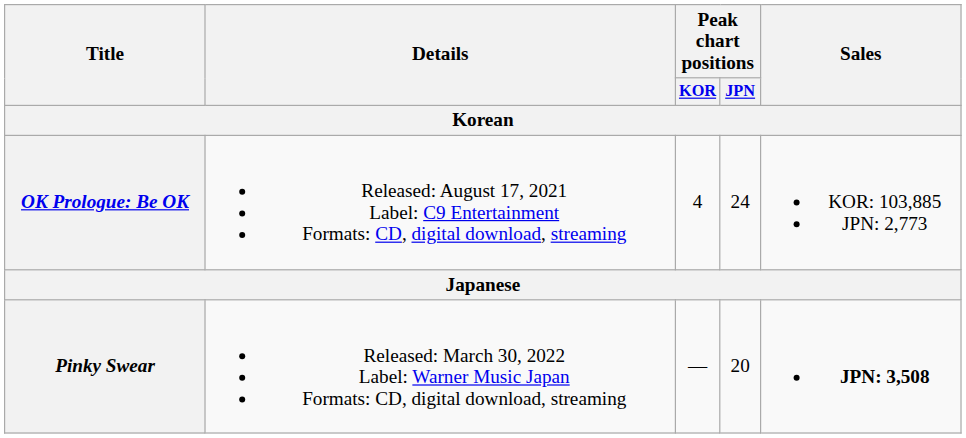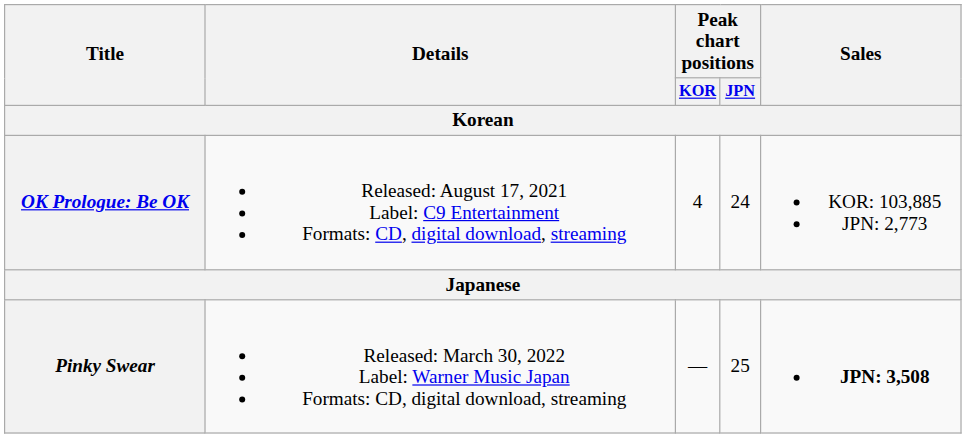(740, 366) 20 -> (740, 366) 25
